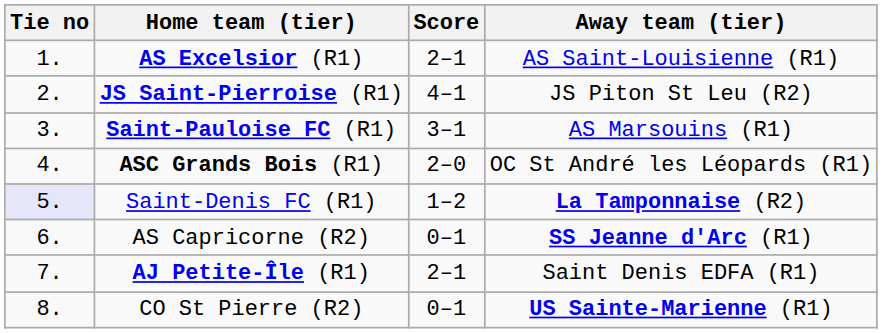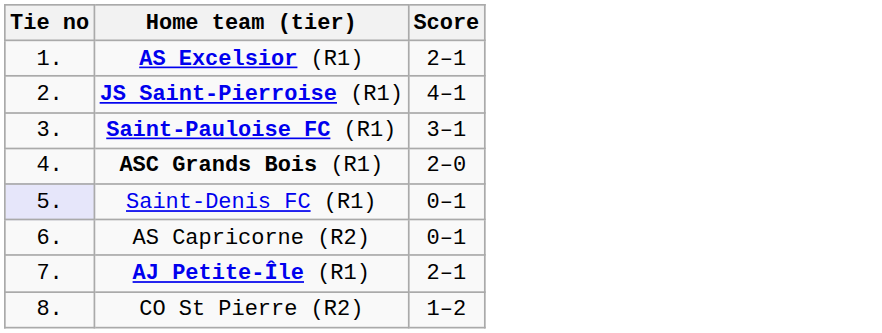- column: (681, 23)
(446, 202) 1–2 -> (446, 202) 0–1
(446, 309) 0–1 -> (446, 309) 1–2
